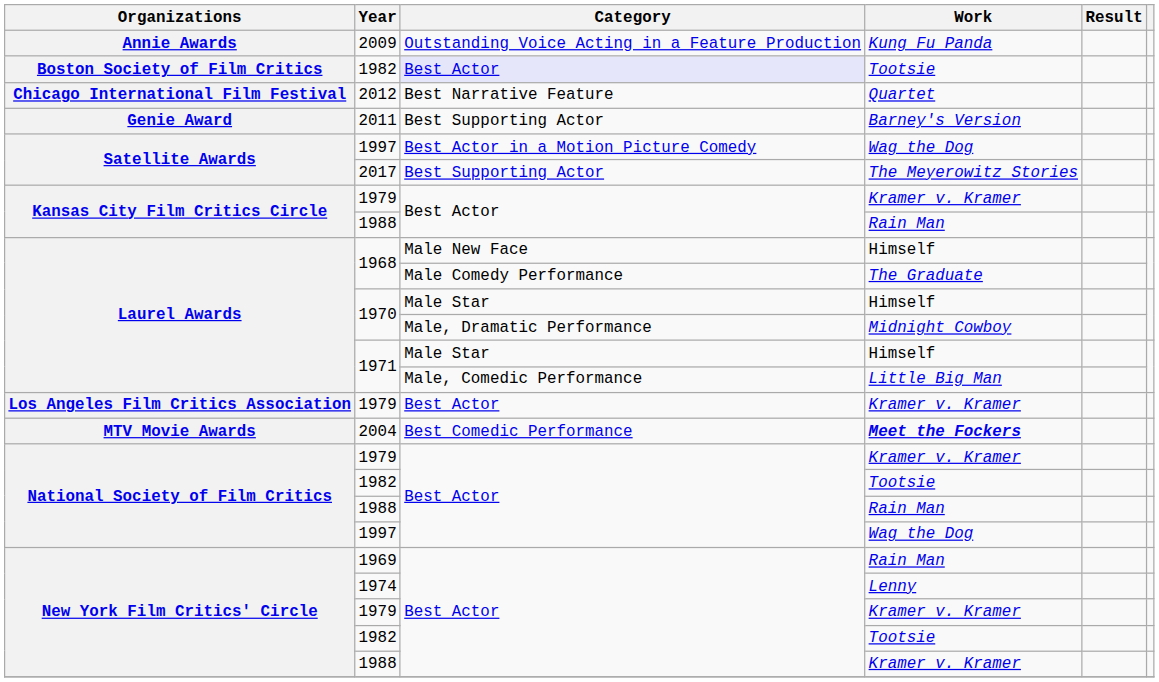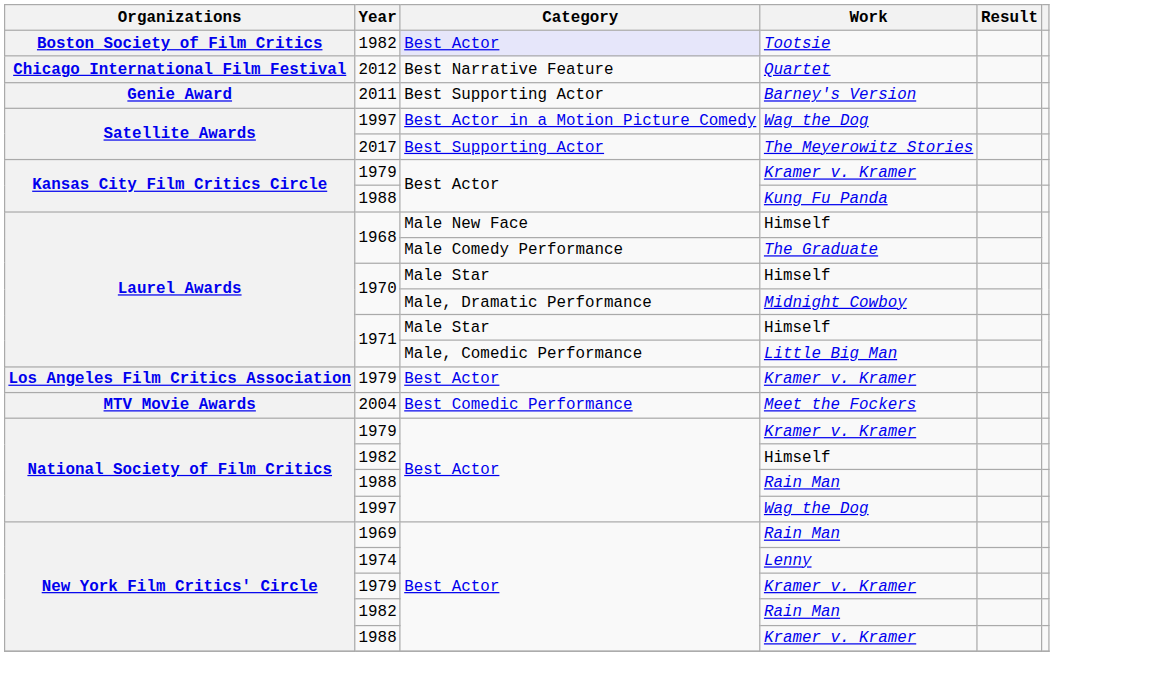- row: (180, 43)
(907, 224) Rain Man -> (826, 198) Kung Fu Panda
(945, 431) bold -> (840, 405) normal
(902, 483) Tootsie -> (797, 457) Himself
(902, 638) Tootsie -> (802, 612) Rain Man
